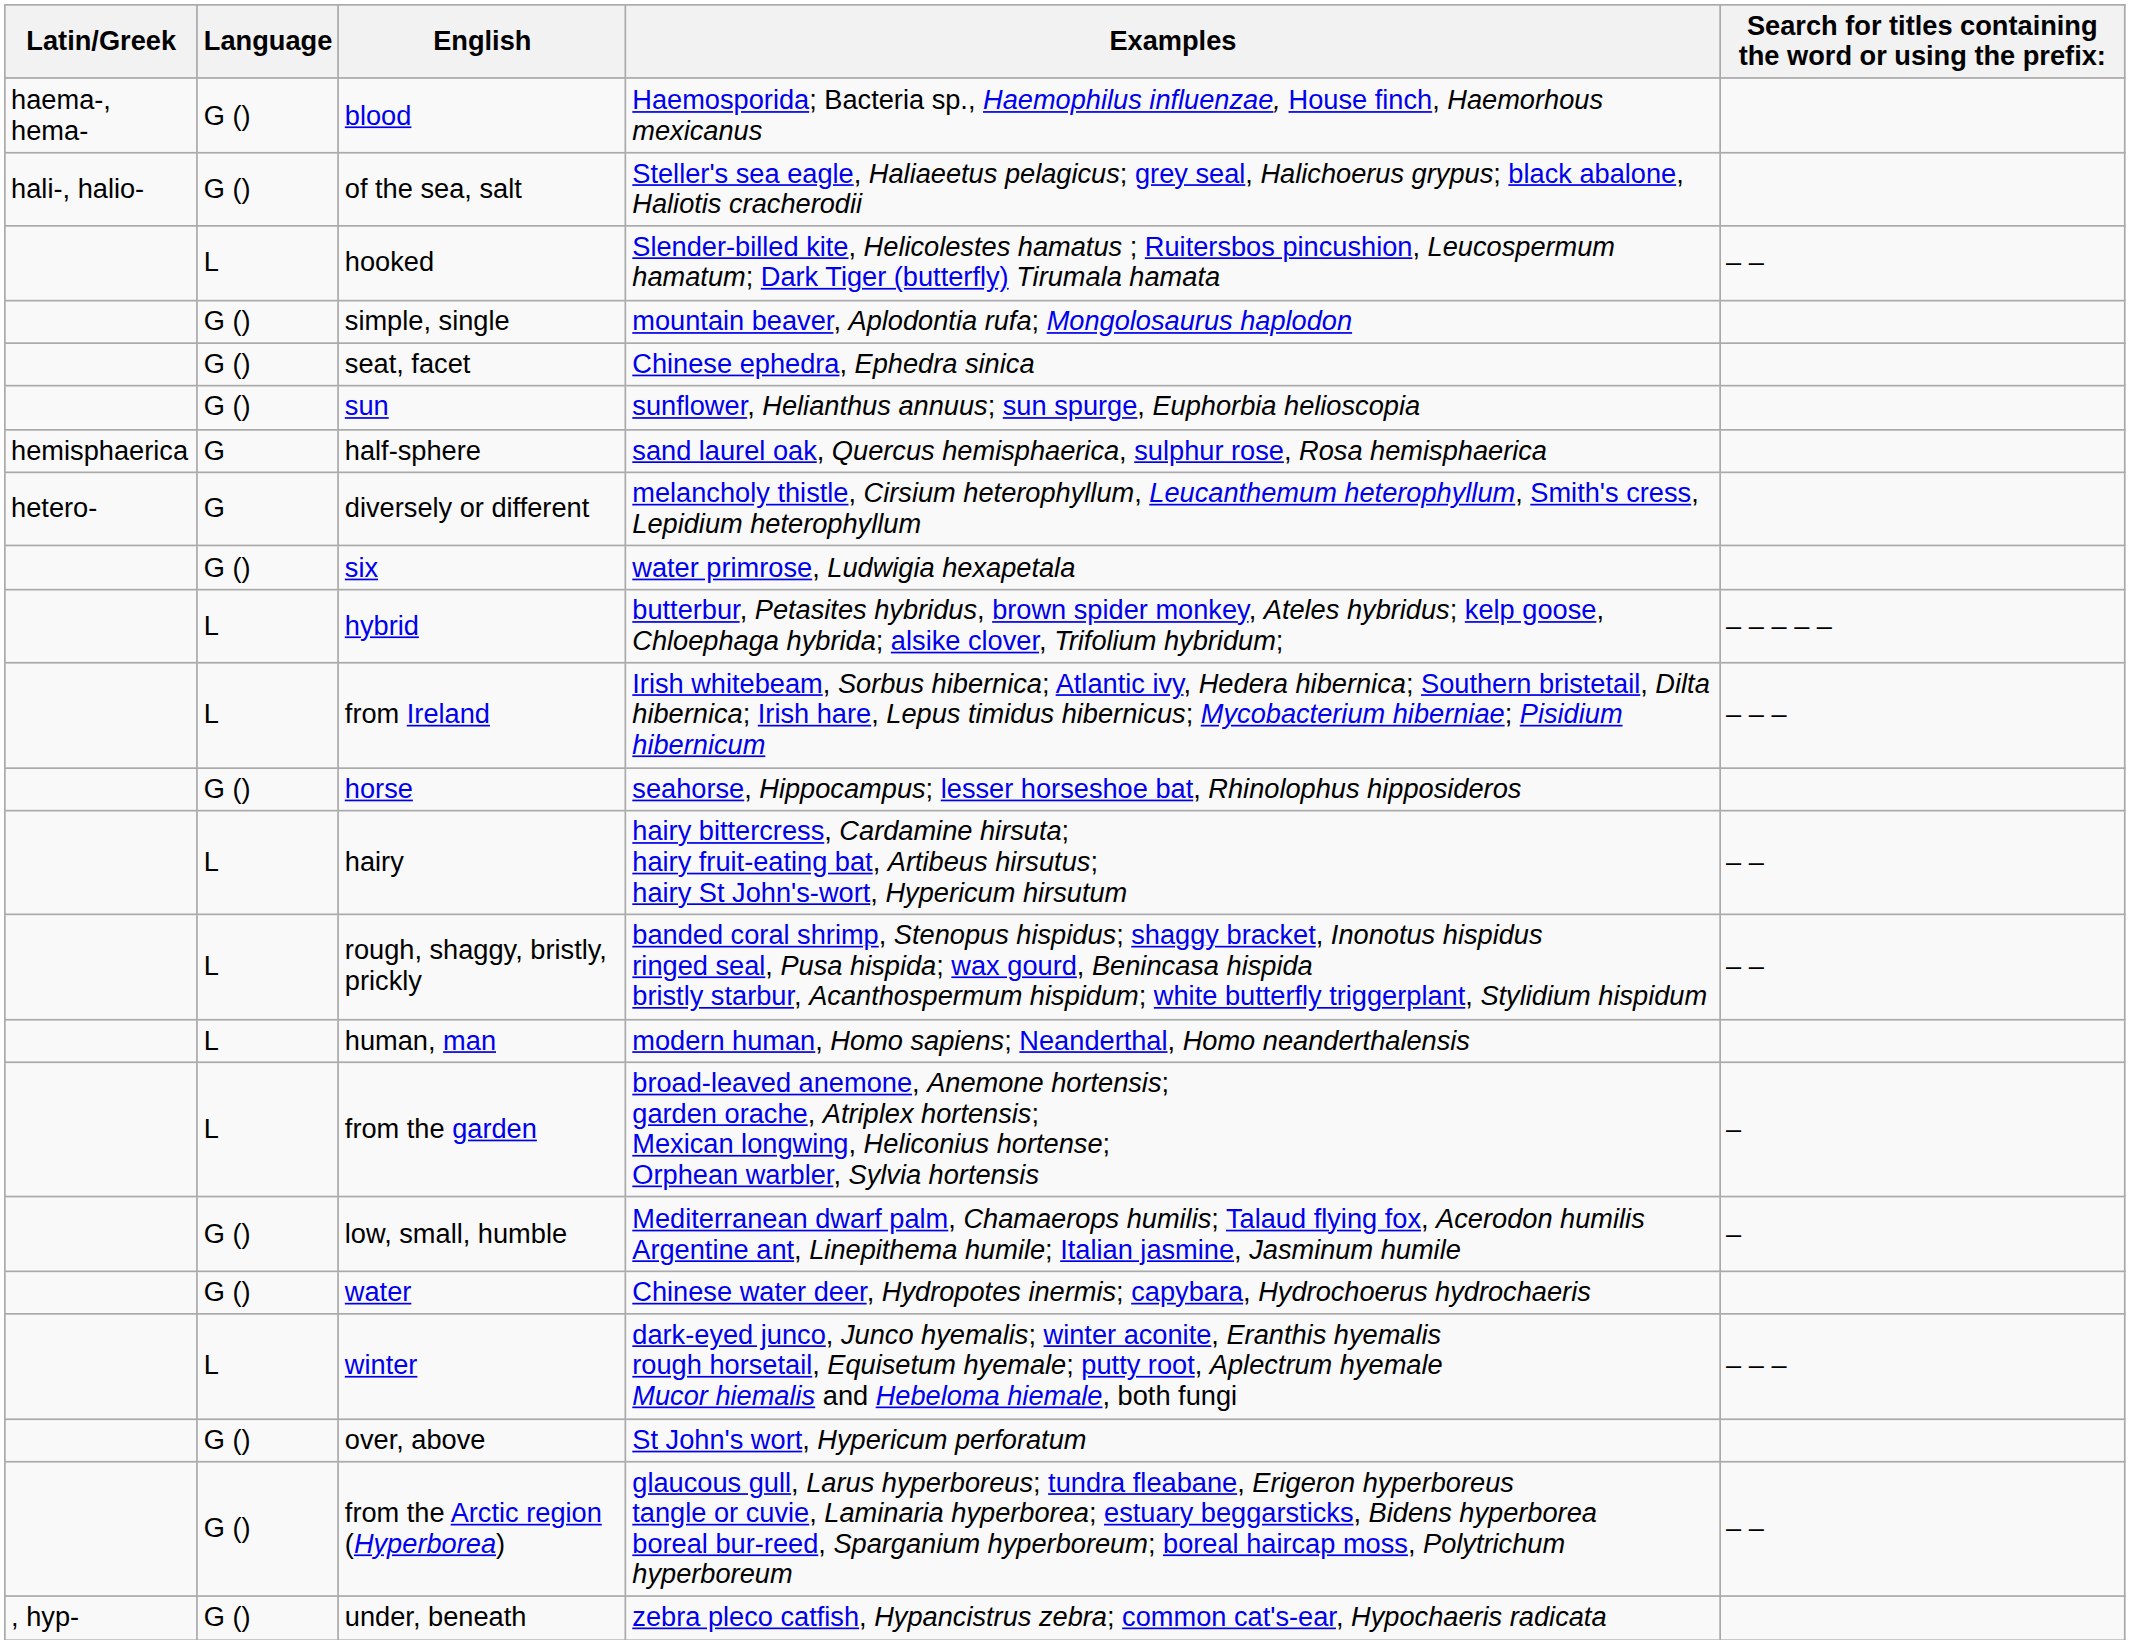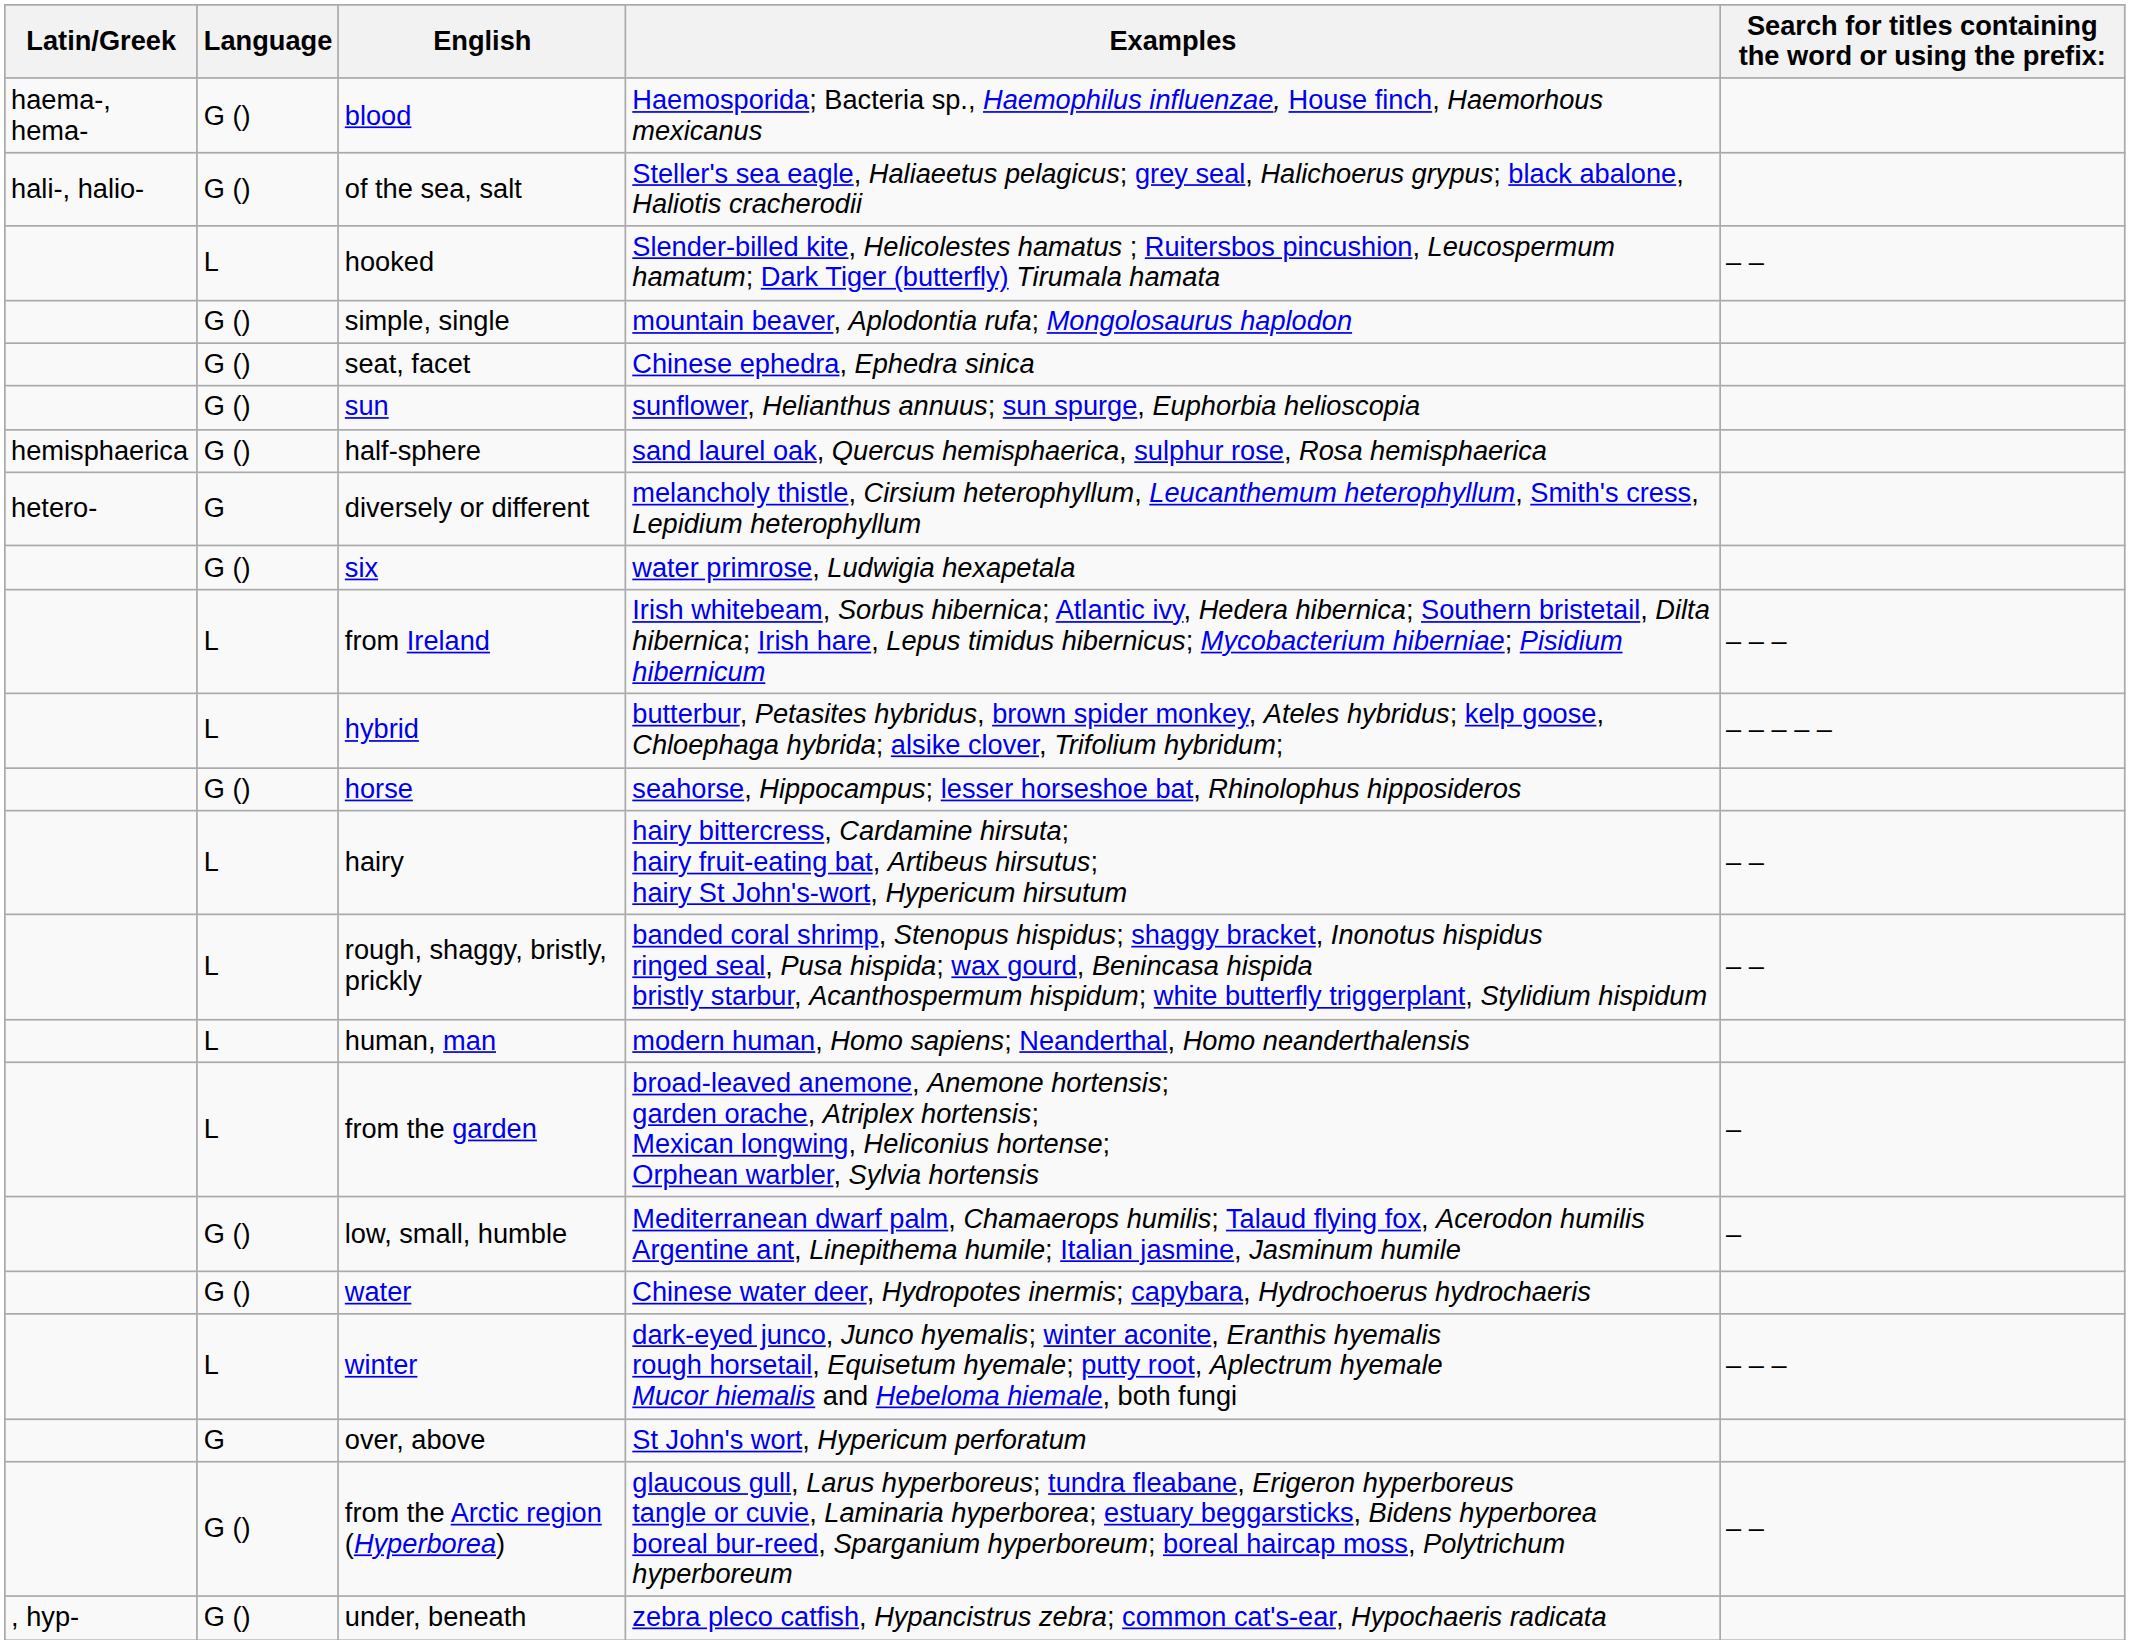(214, 450) G -> (227, 450) G ()
rows swapped: (417, 714) <-> (382, 625)
(227, 1439) G () -> (214, 1439) G
